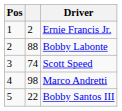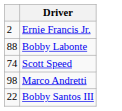- column: (15, 12)
